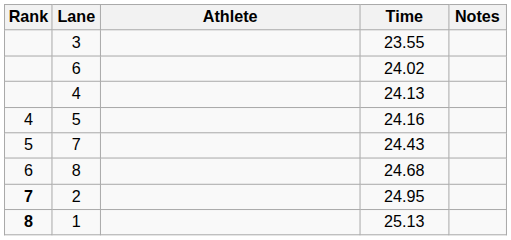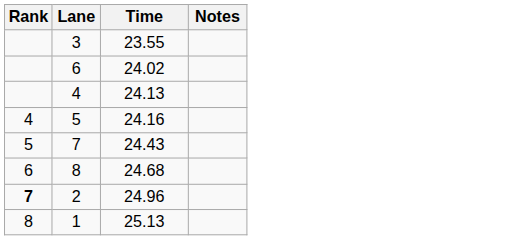- column: (230, 17)
(404, 196) 24.95 -> (144, 196) 24.96
(28, 222) bold -> (28, 222) normal
